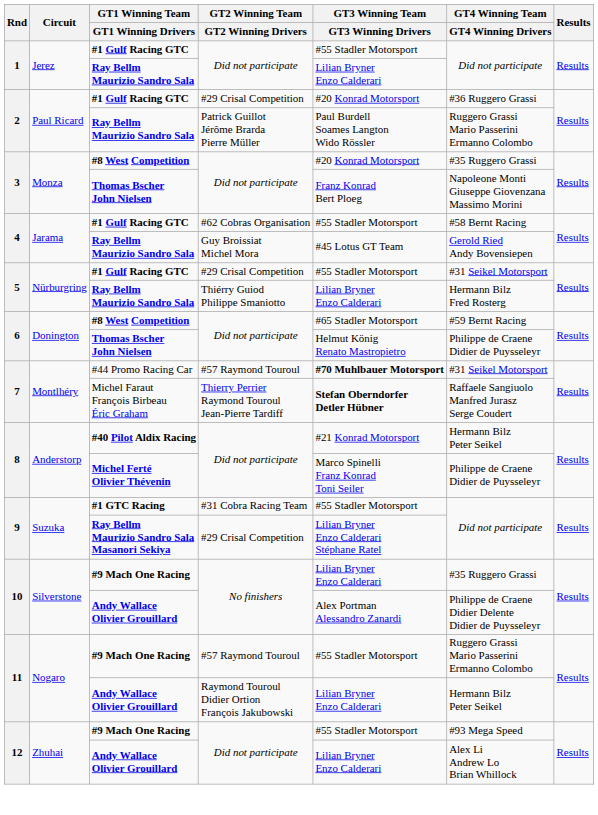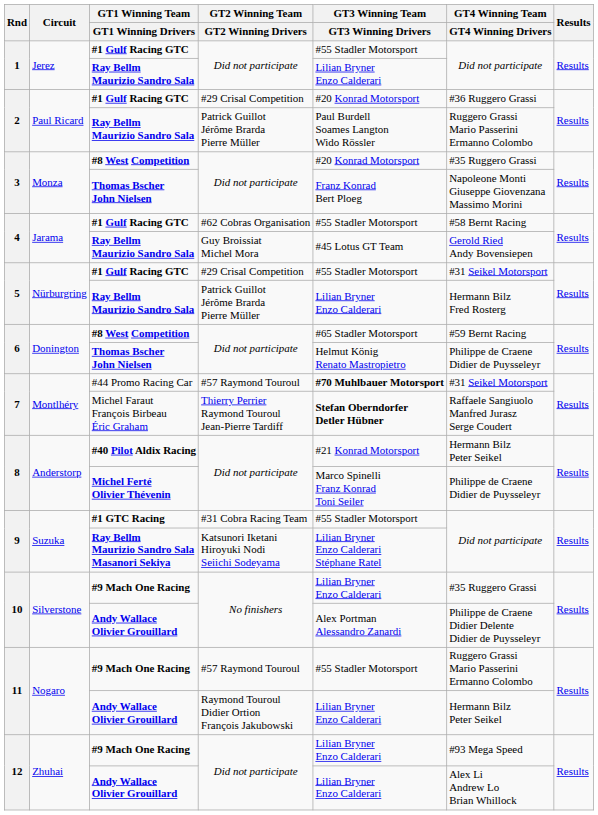(243, 296) Thiérry Guiod Philippe Smaniotto -> (233, 302) Patrick Guillot Jérôme Brarda Pierre Müller
(252, 537) #29 Crisal Competition -> (240, 550) Katsunori Iketani Hiroyuki Nodi Seiichi Sodeyama
(366, 731) #55 Stadler Motorsport -> (348, 750) Lilian Bryner Enzo Calderari
